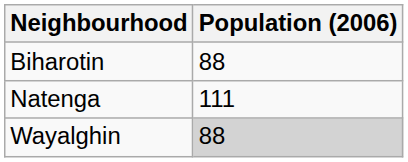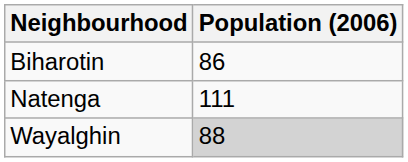(212, 61) 88 -> (212, 61) 86
